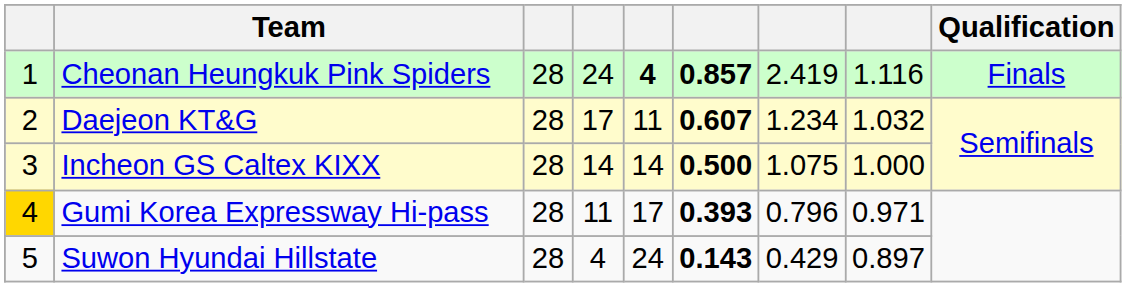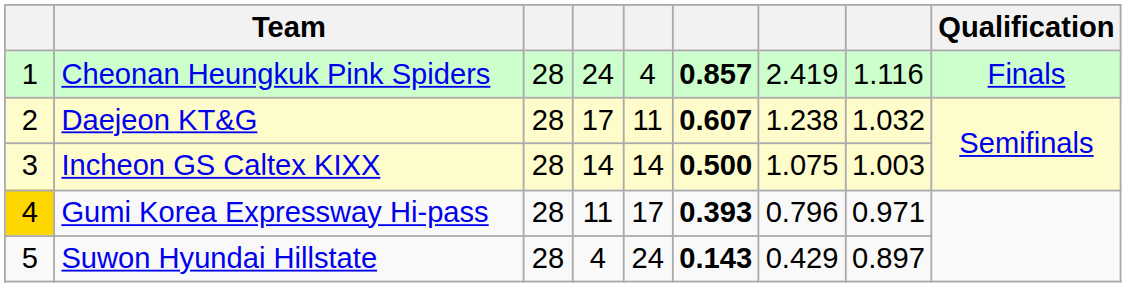(648, 73) bold -> (648, 73) normal
(802, 119) 1.234 -> (802, 119) 1.238
(888, 166) 1.000 -> (888, 166) 1.003
